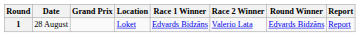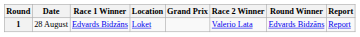columns swapped: (92, 10) <-> (180, 10)
